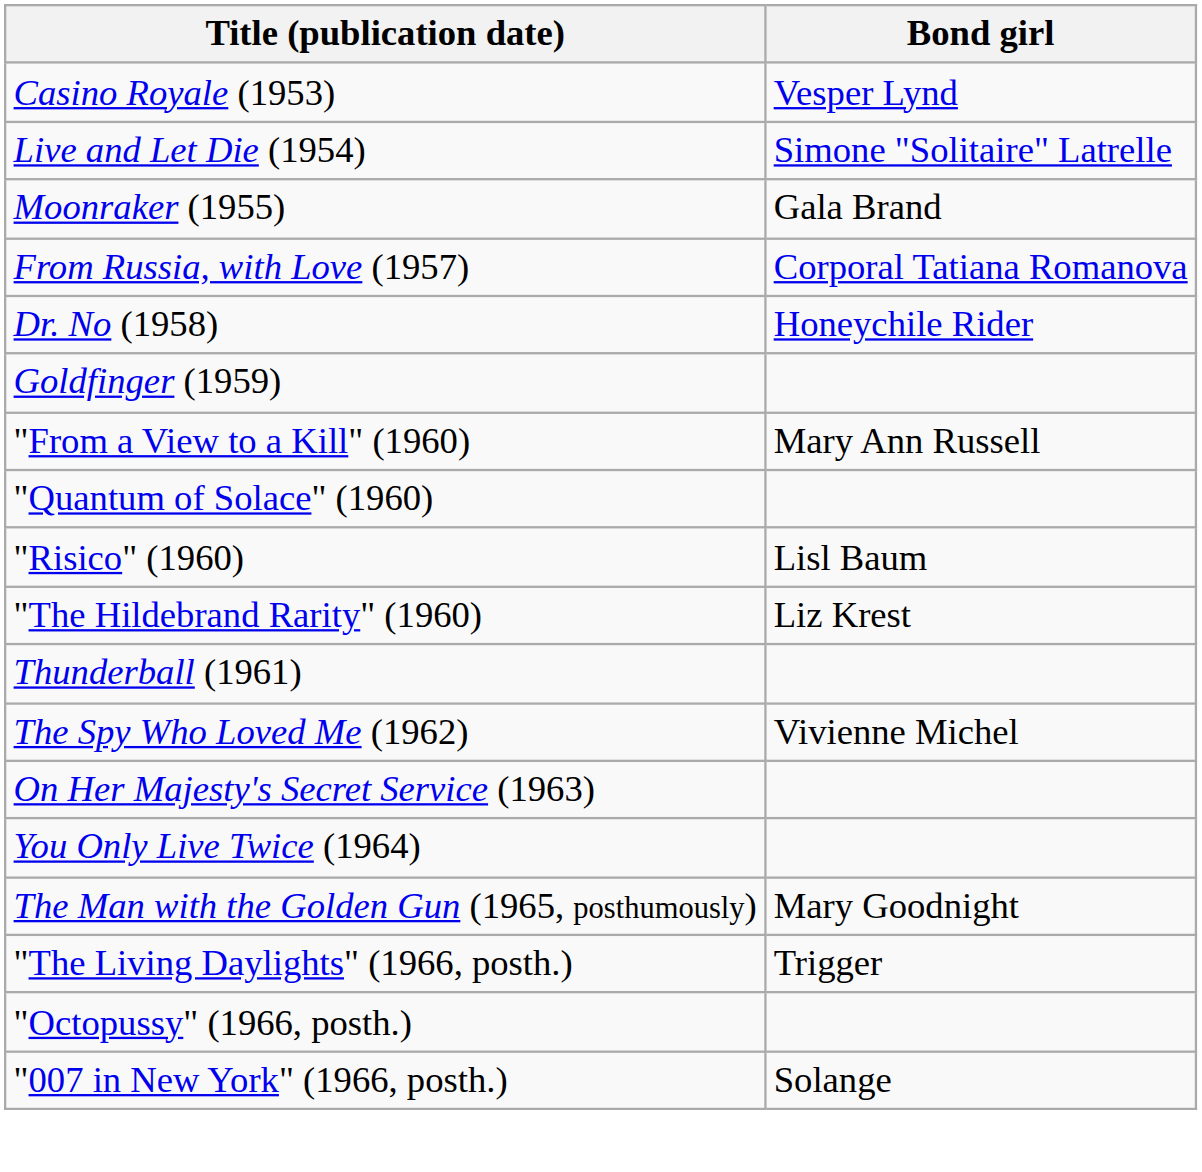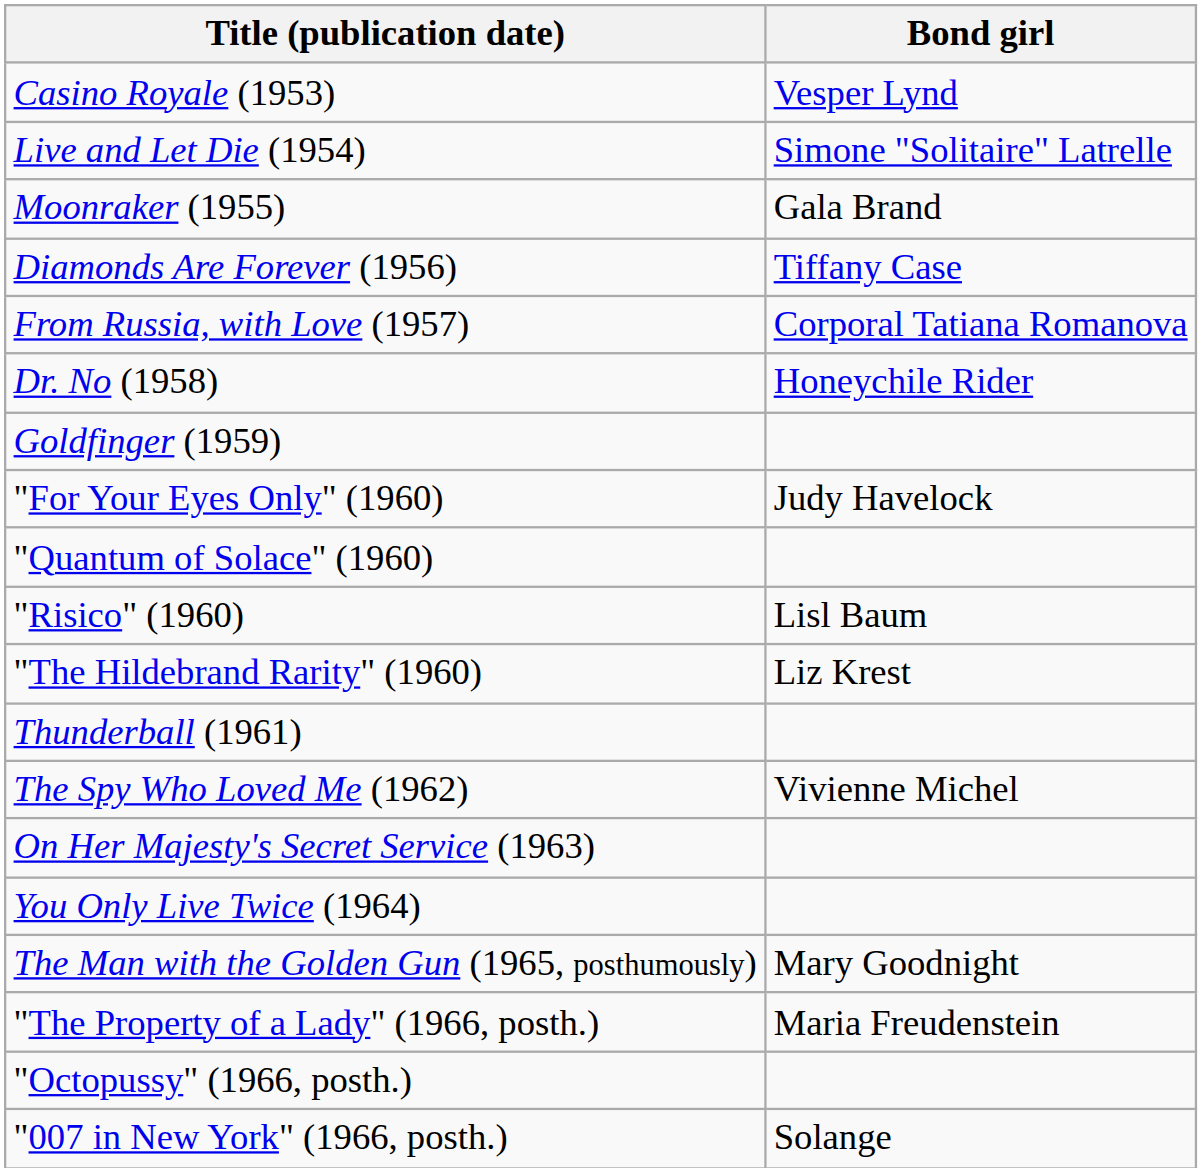+ row: (235, 265)
- row: (242, 440)
+ row: (229, 498)
- row: (293, 963)
+ row: (306, 1021)
